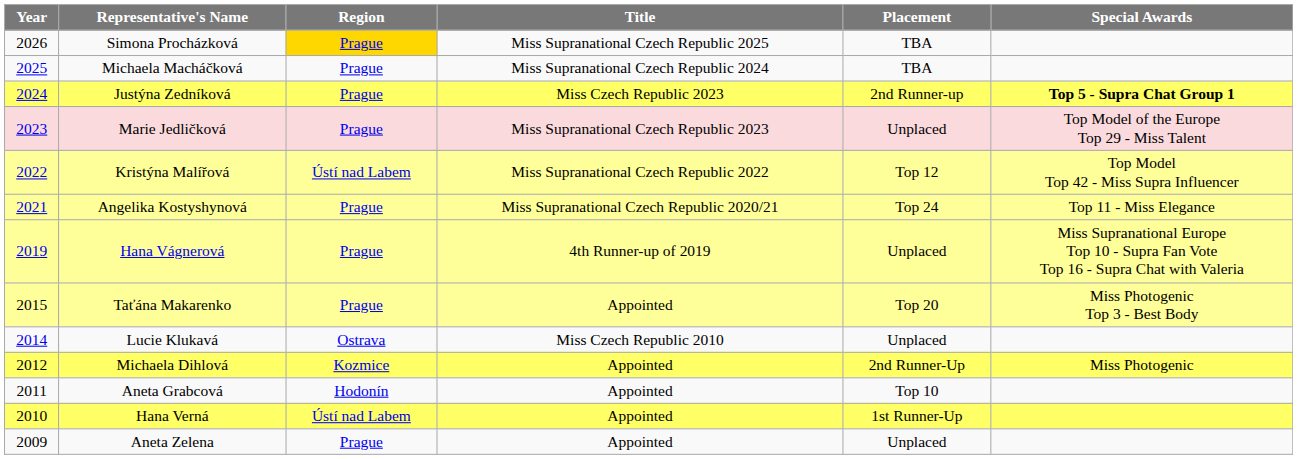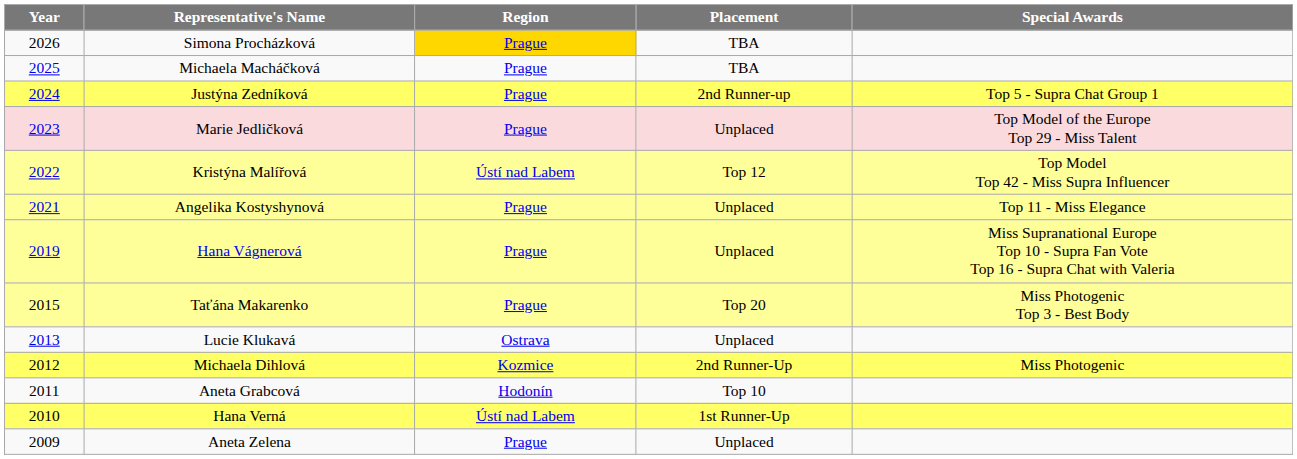- column: (640, 17)
(1142, 94) bold -> (1072, 94) normal
(917, 207) Top 24 -> (744, 207) Unplaced
(32, 339) 2014 -> (44, 339) 2013
